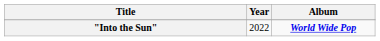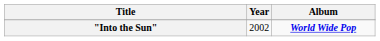(259, 28) 2022 -> (259, 28) 2002
